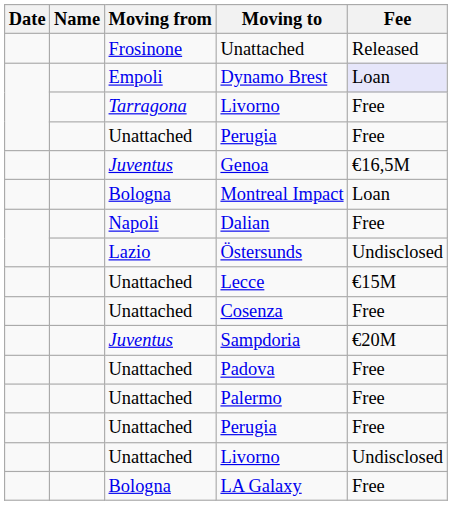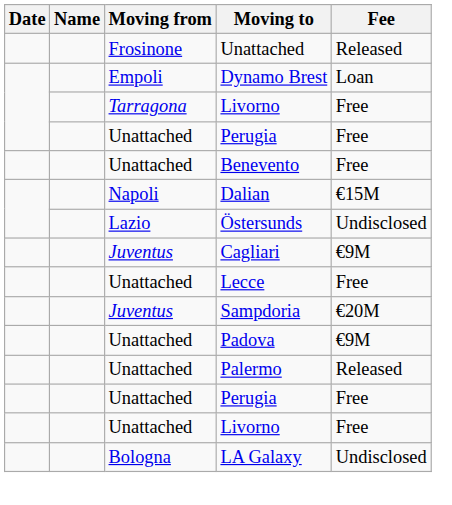(371, 77) lavender background -> (355, 77) no background
- row: (141, 164)
- row: (140, 194)
+ row: (150, 164)
(368, 223) Free -> (358, 194) €15M
+ row: (141, 252)
(374, 281) €15M -> (352, 281) Free
- row: (150, 310)
(368, 369) Free -> (353, 340) €9M
(368, 398) Free -> (369, 369) Released
(398, 456) Undisclosed -> (352, 427) Free
(368, 485) Free -> (381, 456) Undisclosed
